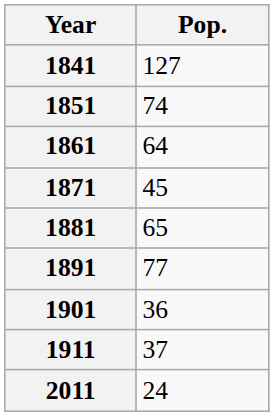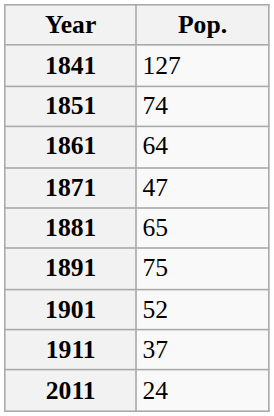(155, 187) 45 -> (155, 187) 47
(155, 268) 77 -> (155, 268) 75
(155, 308) 36 -> (155, 308) 52
